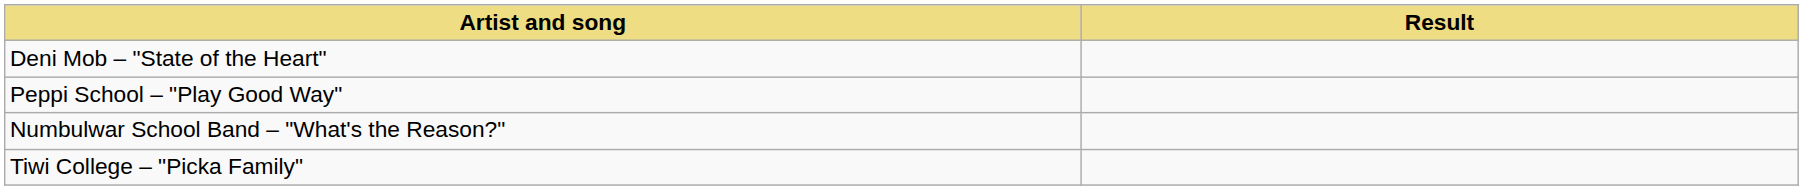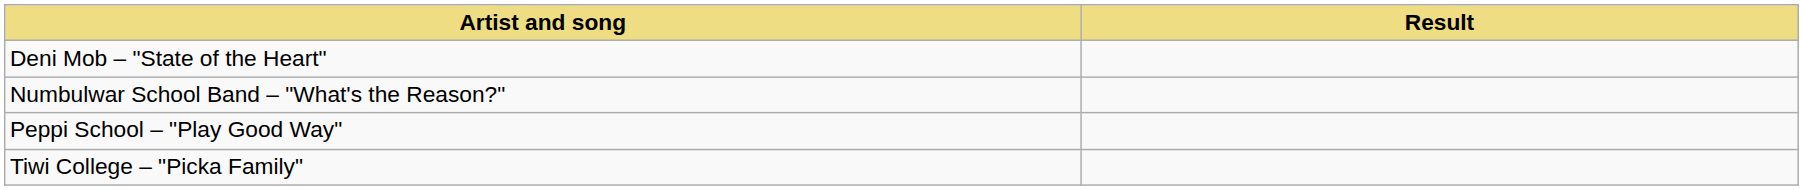rows swapped: (176, 94) <-> (258, 130)
